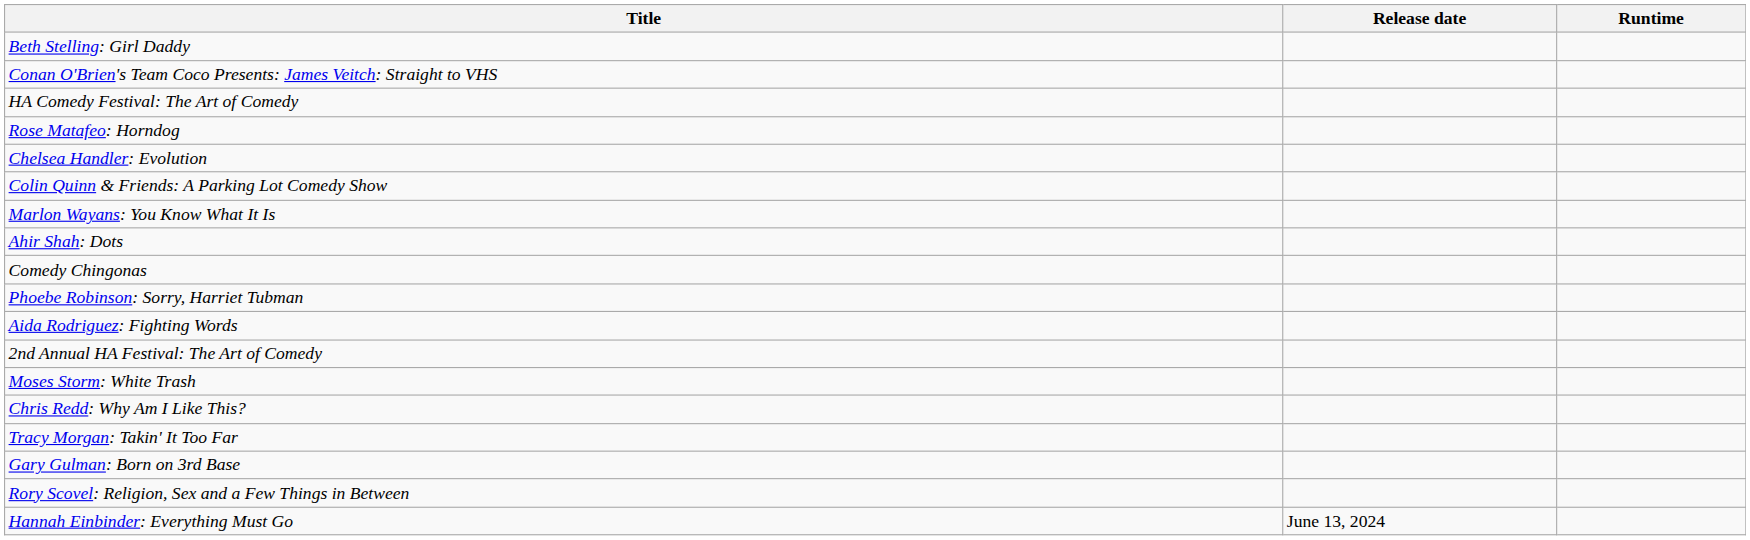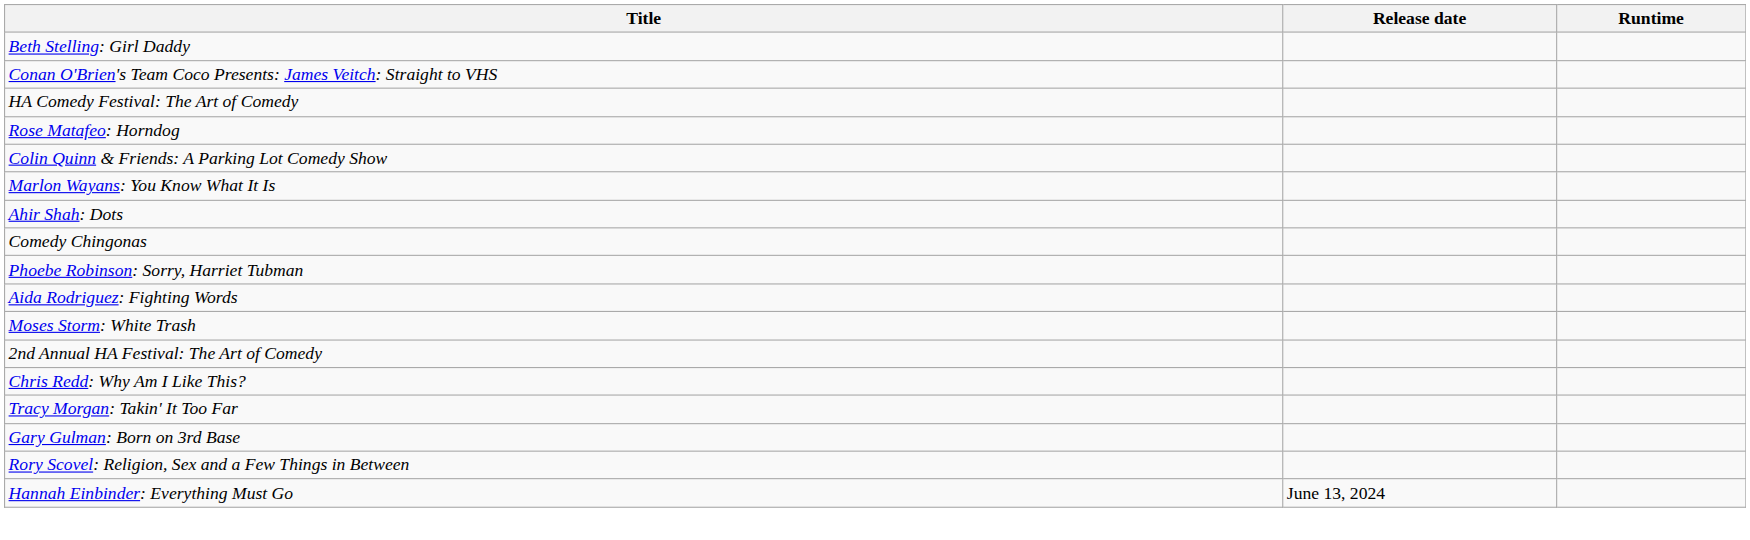- row: (108, 158)
rows swapped: (165, 353) <-> (102, 381)
